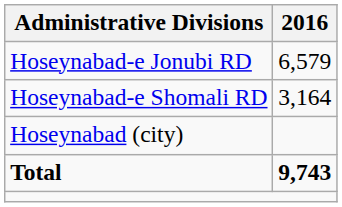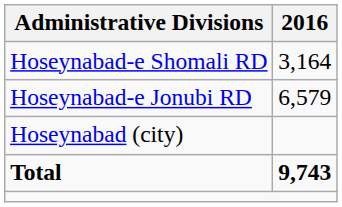rows swapped: (131, 60) <-> (139, 97)
